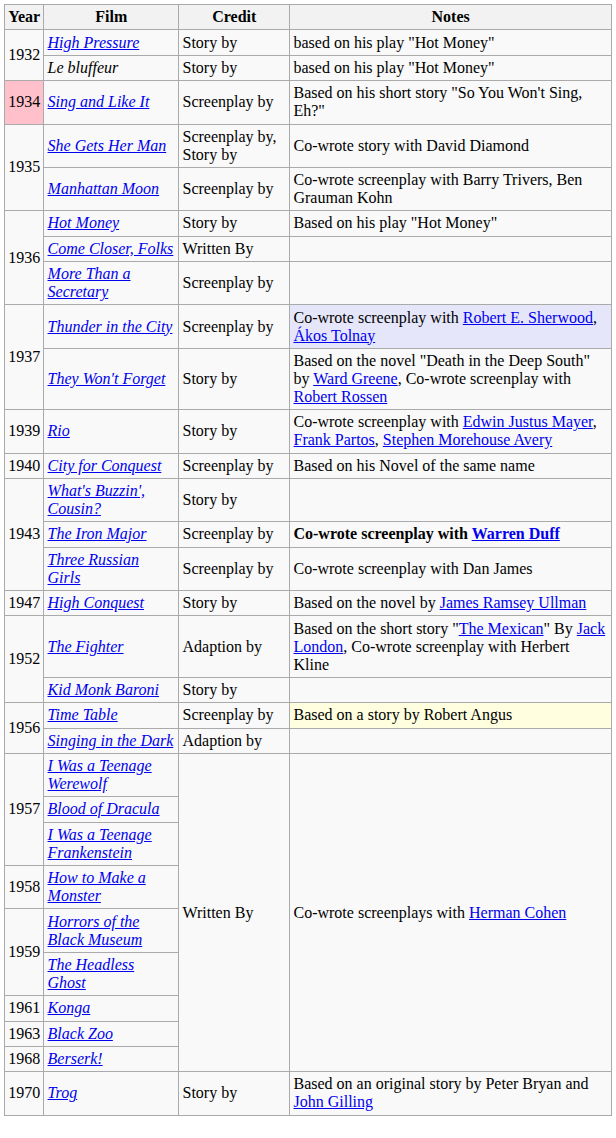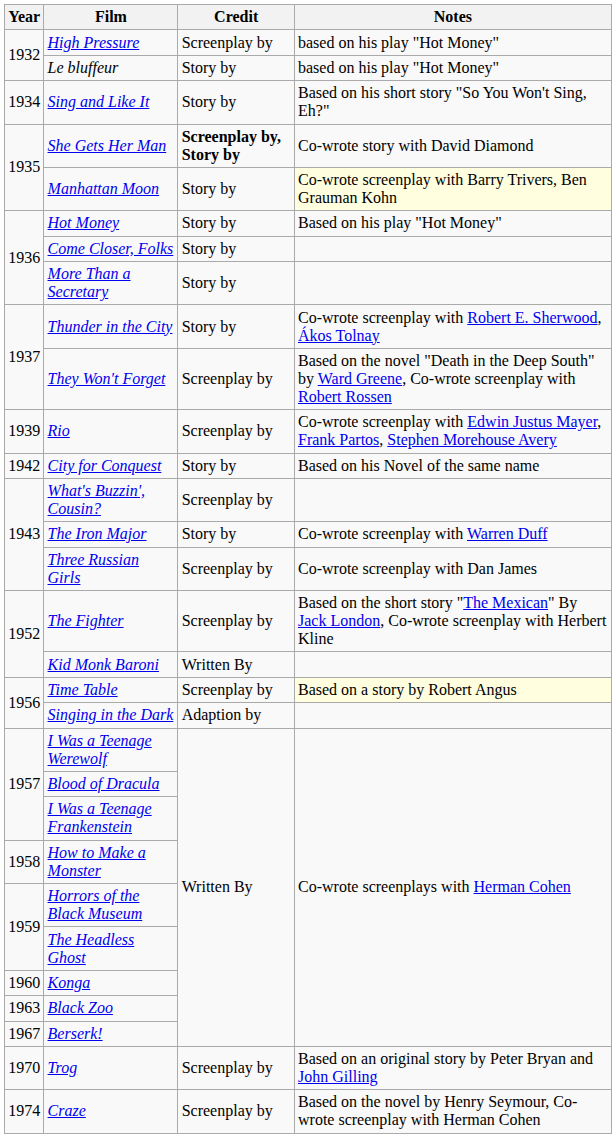(210, 42) Story by -> (227, 42) Screenplay by
(24, 102) pink background -> (24, 102) no background
(228, 102) Screenplay by -> (209, 102) Story by
(230, 145) normal -> (231, 145) bold
(228, 189) Screenplay by -> (209, 189) Story by
(438, 189) no background -> (442, 189) lightyellow background
(218, 248) Written By -> (209, 248) Story by
(228, 283) Screenplay by -> (209, 283) Story by
(228, 326) Screenplay by -> (209, 326) Story by
(445, 326) lavender background -> (450, 326) no background
(210, 378) Story by -> (227, 378) Screenplay by
(210, 431) Story by -> (227, 431) Screenplay by
(24, 465) 1940 -> (24, 465) 1942
(228, 465) Screenplay by -> (209, 465) Story by
(210, 500) Story by -> (227, 500) Screenplay by
(228, 534) Screenplay by -> (209, 534) Story by
(427, 534) bold -> (423, 534) normal
- row: (96, 603)
(222, 646) Adaption by -> (227, 621) Screenplay by
(210, 689) Story by -> (217, 664) Written By
(24, 1008) 1961 -> (24, 982) 1960
(24, 1059) 1968 -> (24, 1033) 1967
(210, 1093) Story by -> (227, 1068) Screenplay by
+ row: (67, 1111)
